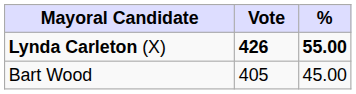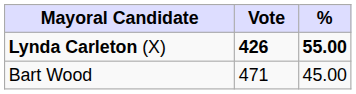(254, 74) 405 -> (254, 74) 471
